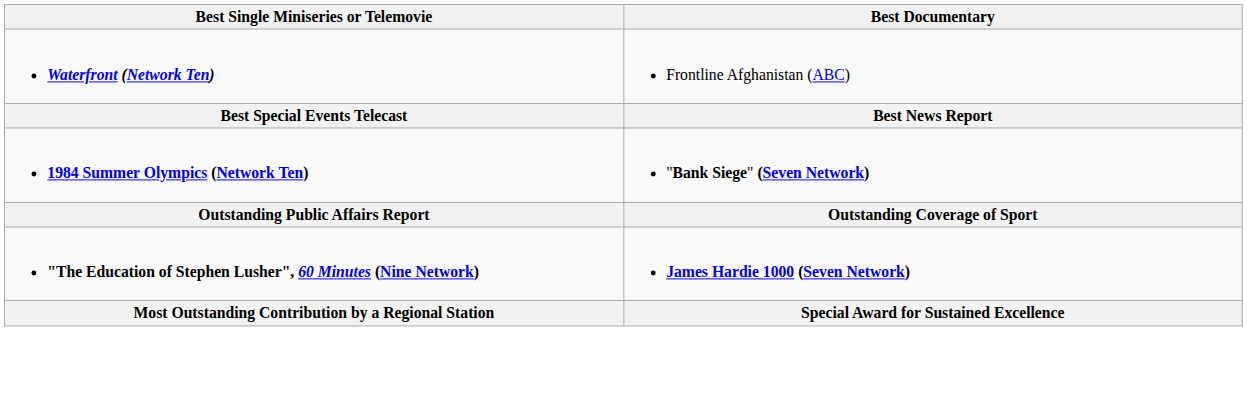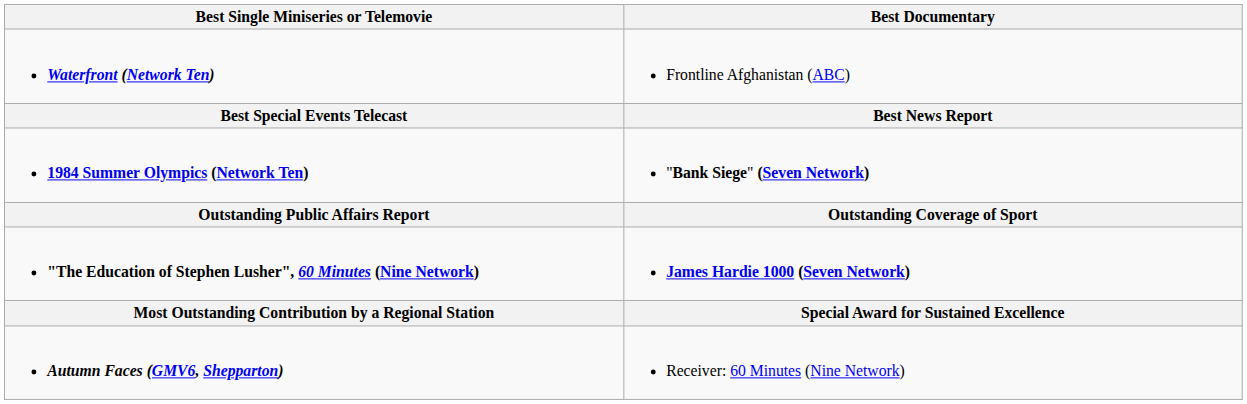+ row: (314, 371)
